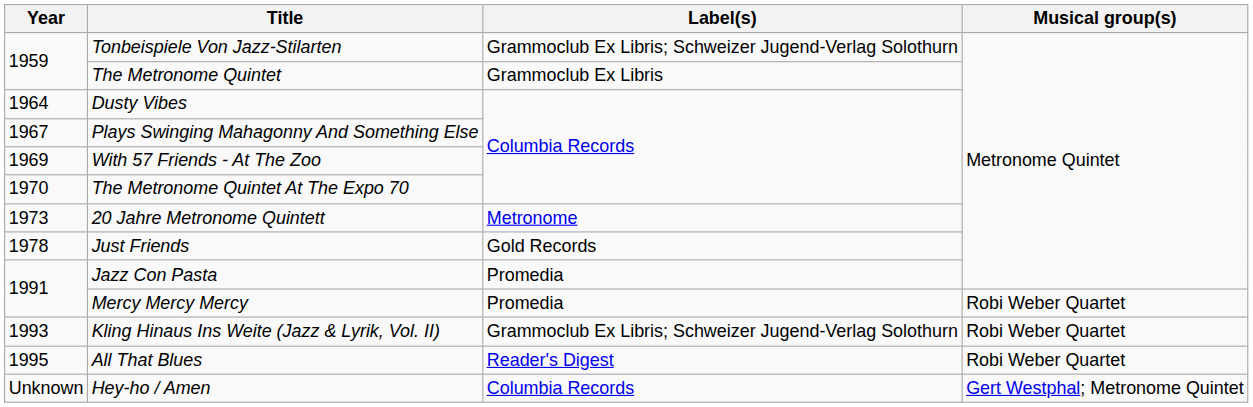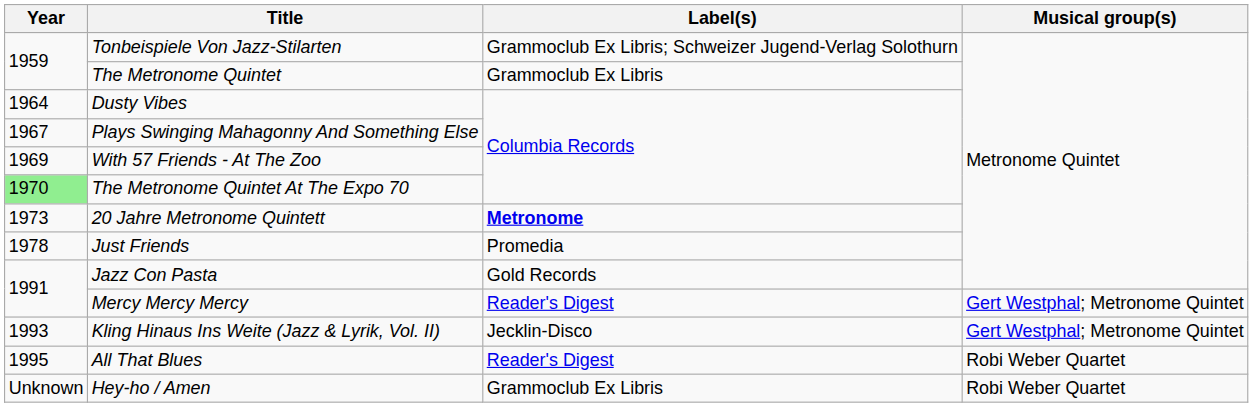(29, 189) no background -> (29, 189) lightgreen background
(532, 217) normal -> (535, 217) bold
(542, 246) Gold Records -> (525, 246) Promedia
(525, 274) Promedia -> (542, 274) Gold Records
(525, 302) Promedia -> (550, 302) Reader's Digest
(1046, 302) Robi Weber Quartet -> (1105, 302) Gert Westphal; Metronome Quintet
(722, 331) Grammoclub Ex Libris; Schweizer Jugend-Verlag Solothurn -> (540, 331) Jecklin-Disco
(1046, 331) Robi Weber Quartet -> (1105, 331) Gert Westphal; Metronome Quintet
(560, 388) Columbia Records -> (575, 388) Grammoclub Ex Libris
(1105, 388) Gert Westphal; Metronome Quintet -> (1046, 388) Robi Weber Quartet
